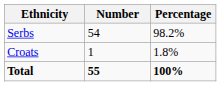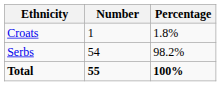rows swapped: (20, 33) <-> (23, 52)
